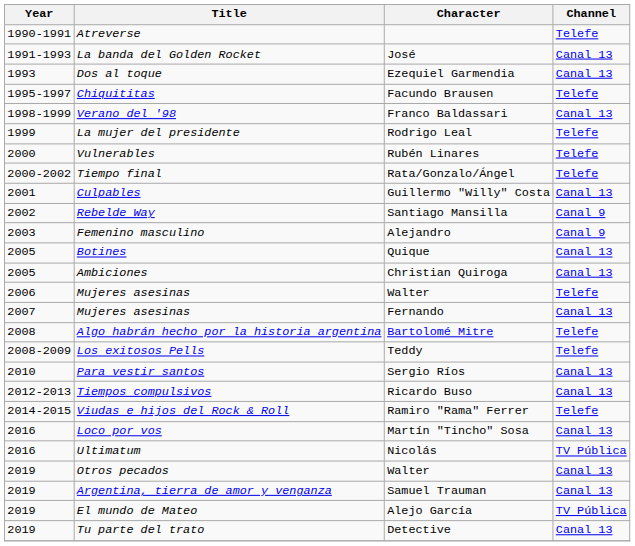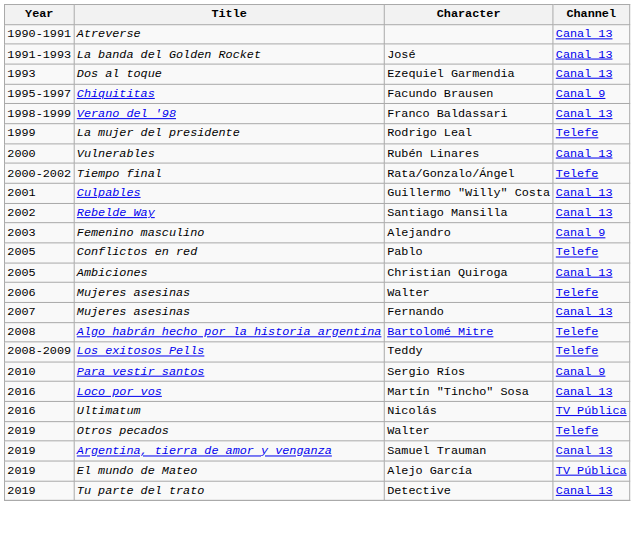(577, 34) Telefe -> (584, 34) Canal 13
(577, 94) Telefe -> (581, 94) Canal 9
(577, 153) Telefe -> (584, 153) Canal 13
(581, 213) Canal 9 -> (584, 213) Canal 13
- row: (102, 252)
+ row: (137, 252)
(584, 371) Canal 13 -> (581, 371) Canal 9
- row: (144, 391)
- row: (183, 411)
(584, 471) Canal 13 -> (577, 431) Telefe
